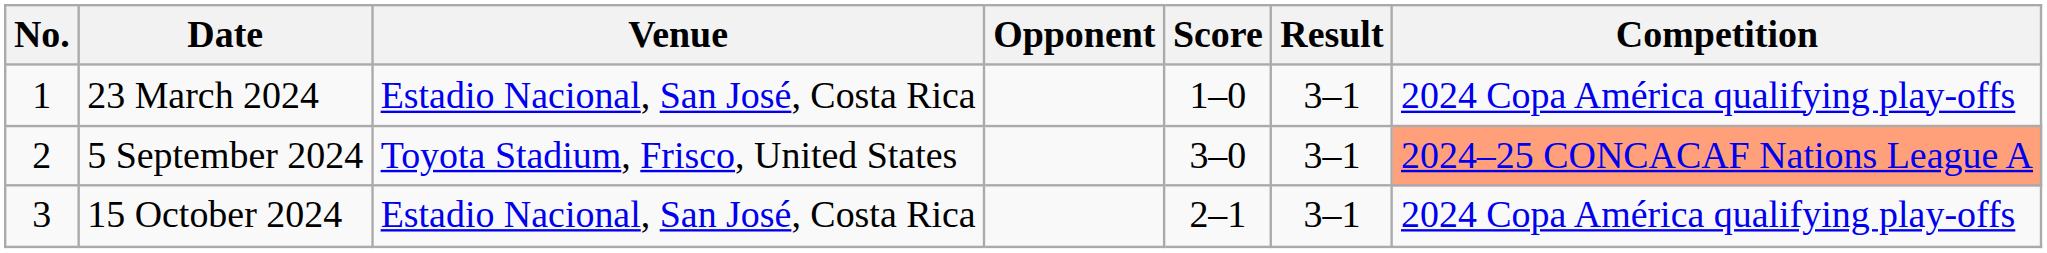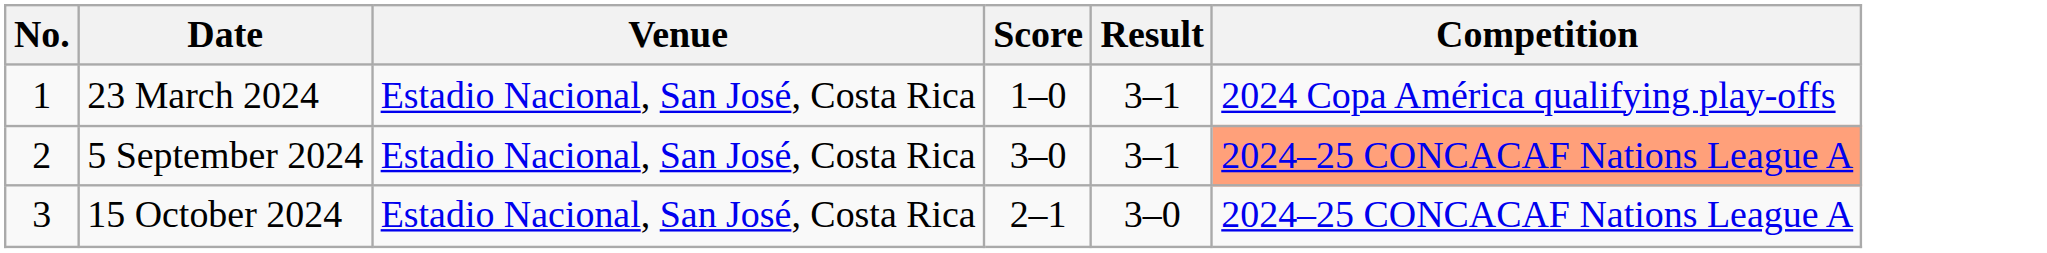- column: (1074, 34)
(669, 154) Toyota Stadium, Frisco, United States -> (678, 154) Estadio Nacional, San José, Costa Rica
(1332, 214) 3–1 -> (1152, 214) 3–0
(1708, 214) 2024 Copa América qualifying play-offs -> (1537, 214) 2024–25 CONCACAF Nations League A
